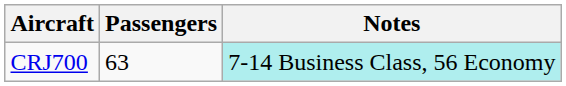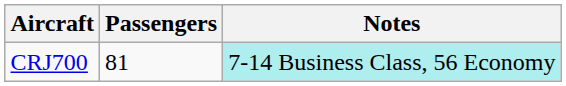(161, 62) 63 -> (161, 62) 81
